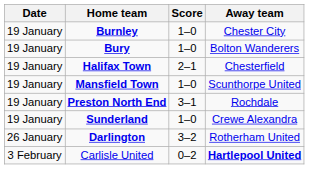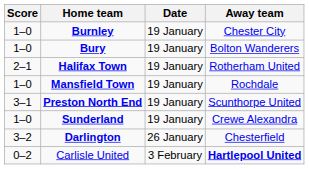columns swapped: (35, 13) <-> (187, 13)
(255, 66) Chesterfield -> (255, 66) Rotherham United
(255, 84) Scunthorpe United -> (255, 84) Rochdale
(255, 102) Rochdale -> (255, 102) Scunthorpe United
(255, 137) Rotherham United -> (255, 137) Chesterfield
